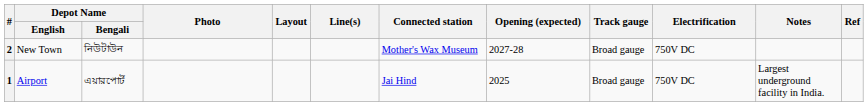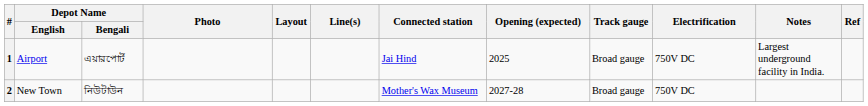rows swapped: (9, 81) <-> (9, 49)
